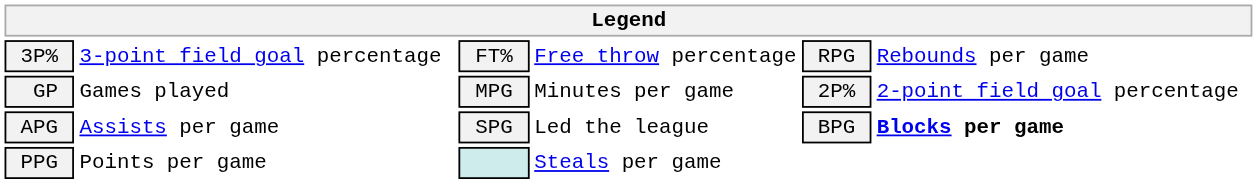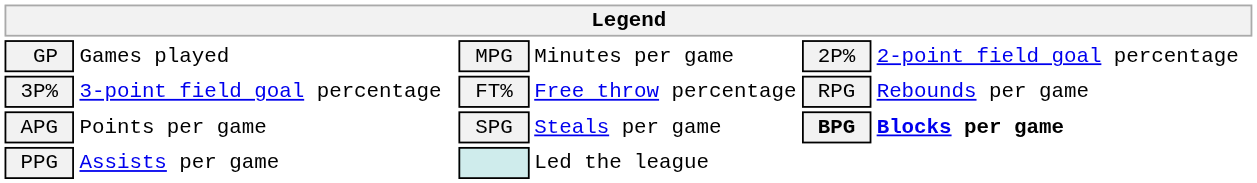rows swapped: (33, 92) <-> (39, 56)
(179, 127) Assists per game -> (173, 127) Points per game
(622, 127) Led the league -> (628, 127) Steals per game
(837, 127) normal -> (837, 127) bold
(173, 163) Points per game -> (179, 163) Assists per game
(628, 163) Steals per game -> (622, 163) Led the league
